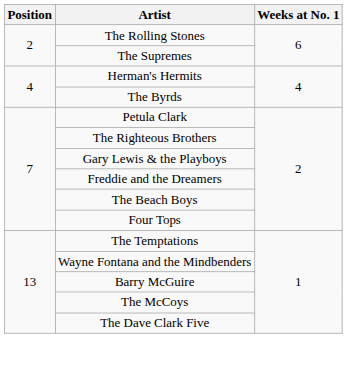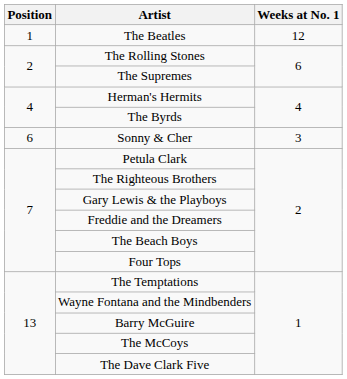+ row: (155, 35)
+ row: (155, 138)
